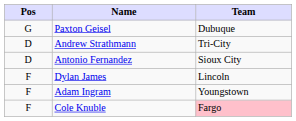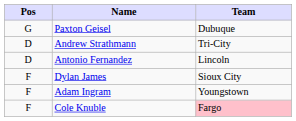(220, 60) Sioux City -> (214, 60) Lincoln
(214, 76) Lincoln -> (220, 76) Sioux City
